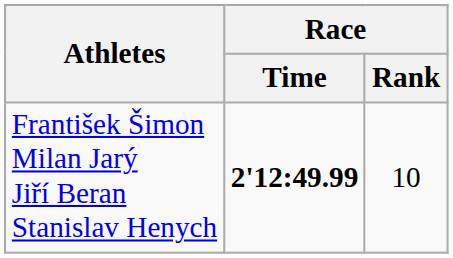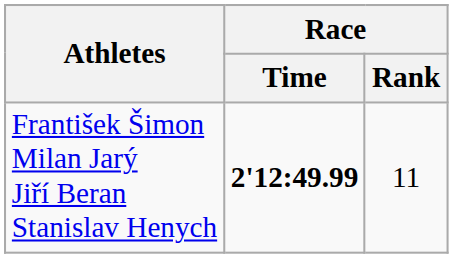(406, 177) 10 -> (406, 177) 11
